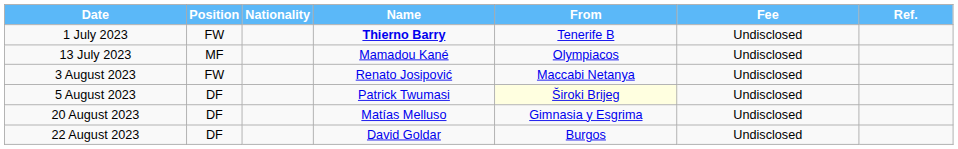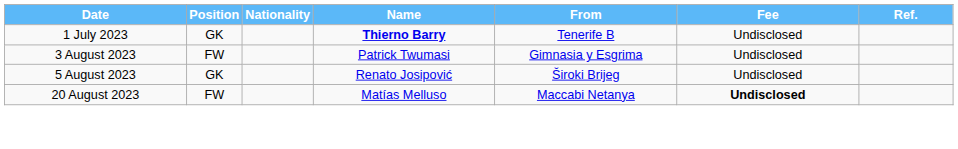(214, 35) FW -> (214, 35) GK
- row: (95, 55)
(404, 75) Renato Josipović -> (404, 55) Patrick Twumasi
(586, 75) Maccabi Netanya -> (586, 55) Gimnasia y Esgrima
(214, 95) DF -> (214, 75) GK
(404, 95) Patrick Twumasi -> (404, 75) Renato Josipović
(586, 95) lightyellow background -> (586, 75) no background
(214, 115) DF -> (214, 95) FW
(586, 115) Gimnasia y Esgrima -> (586, 95) Maccabi Netanya
(768, 115) normal -> (768, 95) bold
- row: (95, 135)
